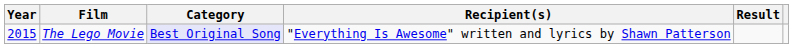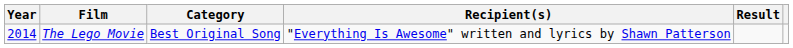(22, 34) 2015 -> (22, 34) 2014
(215, 34) lavender background -> (215, 34) no background
